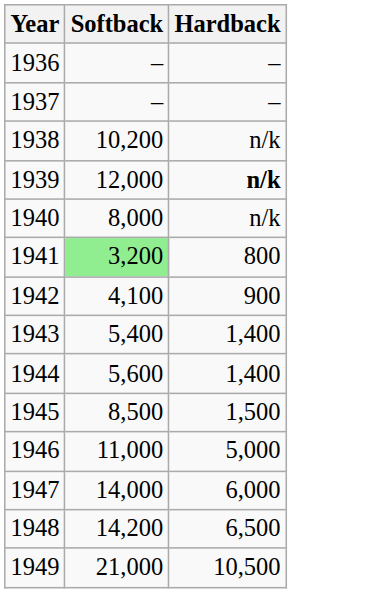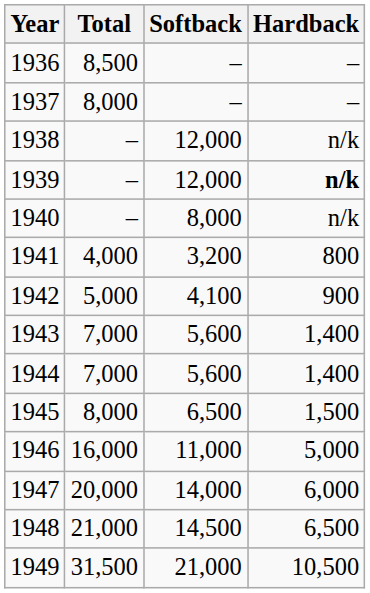+ column: (104, 23)
(129, 140) 10,200 -> (208, 140) 12,000
(136, 256) lightgreen background -> (214, 256) no background
(136, 334) 5,400 -> (214, 334) 5,600
(136, 412) 8,500 -> (214, 412) 6,500
(129, 528) 14,200 -> (208, 528) 14,500
